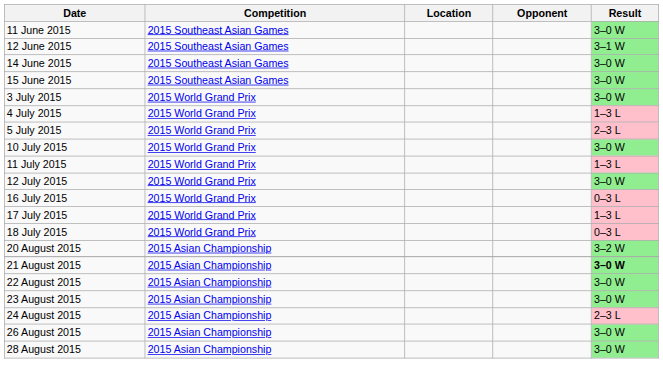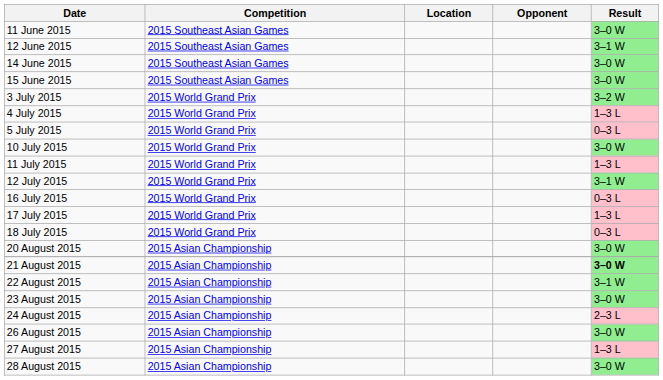(609, 97) 3–0 W -> (609, 97) 3–2 W
(607, 131) 2–3 L -> (607, 131) 0–3 L
(609, 182) 3–0 W -> (609, 182) 3–1 W
(609, 249) 3–2 W -> (609, 249) 3–0 W
(609, 283) 3–0 W -> (609, 283) 3–1 W
+ row: (44, 350)
